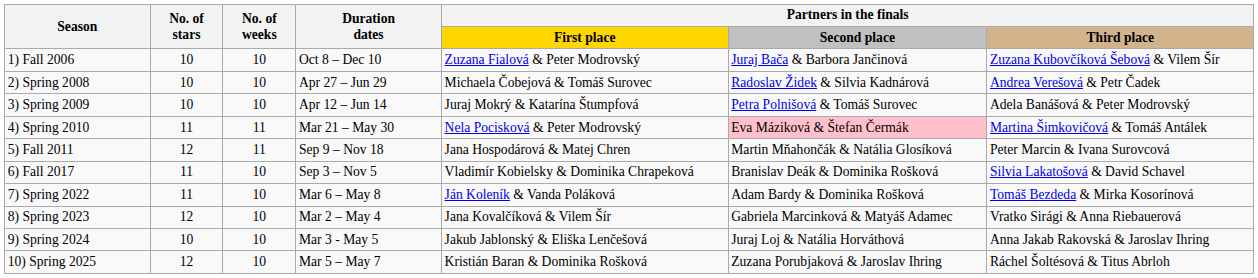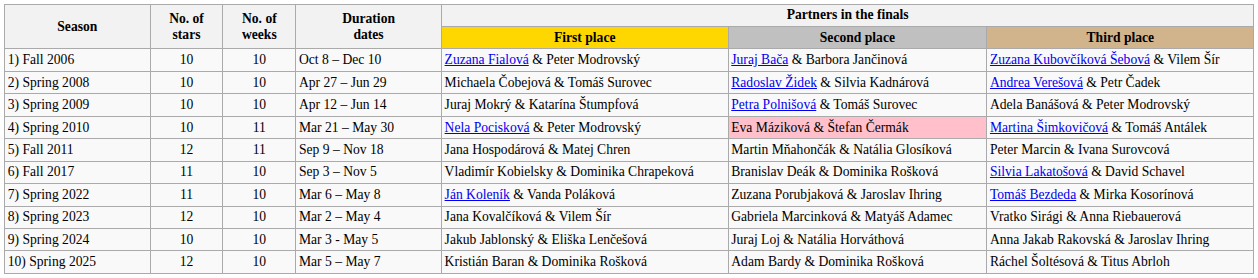(187, 127) 11 -> (187, 127) 10
(828, 194) Adam Bardy & Dominika Rošková -> (837, 194) Zuzana Porubjaková & Jaroslav Ihring
(837, 262) Zuzana Porubjaková & Jaroslav Ihring -> (828, 262) Adam Bardy & Dominika Rošková
